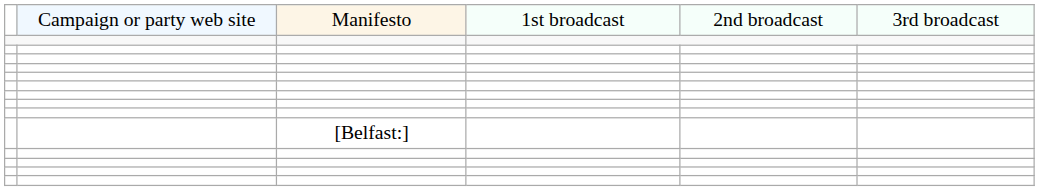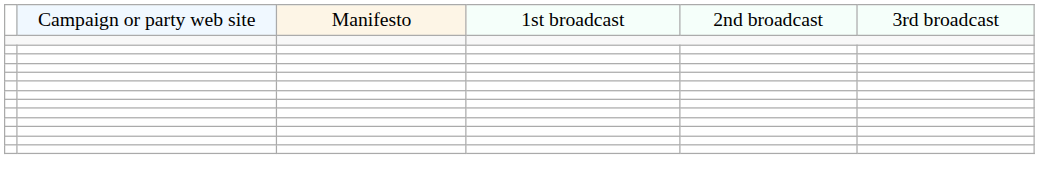- row: (11, 133)
